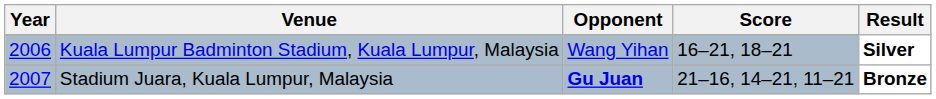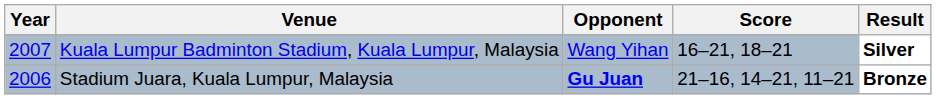(30, 50) 2006 -> (30, 50) 2007
(30, 80) 2007 -> (30, 80) 2006
